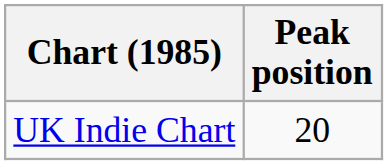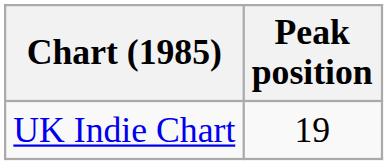(312, 129) 20 -> (312, 129) 19
